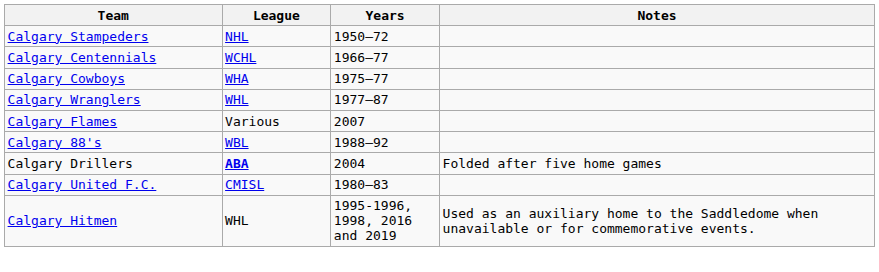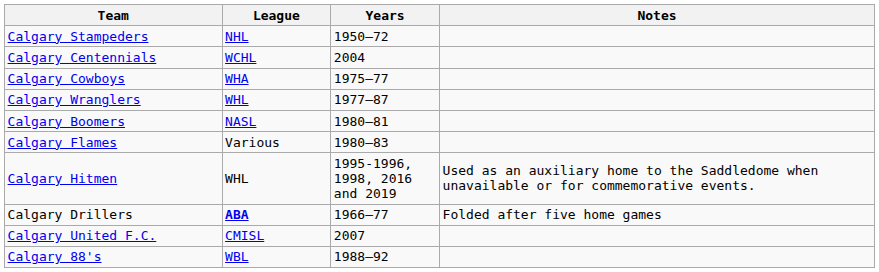(361, 57) 1966–77 -> (350, 57) 2004
+ row: (66, 121)
(350, 121) 2007 -> (361, 142) 1980–83
rows swapped: (55, 142) <-> (62, 221)
(350, 163) 2004 -> (361, 215) 1966–77
(361, 185) 1980–83 -> (350, 236) 2007
